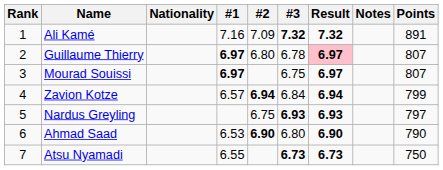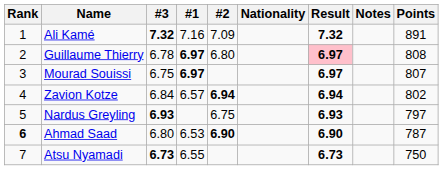columns swapped: (182, 14) <-> (293, 14)
(416, 54) 807 -> (416, 54) 808
(416, 94) 799 -> (416, 94) 802
(23, 134) normal -> (23, 134) bold
(416, 134) 790 -> (416, 134) 787
